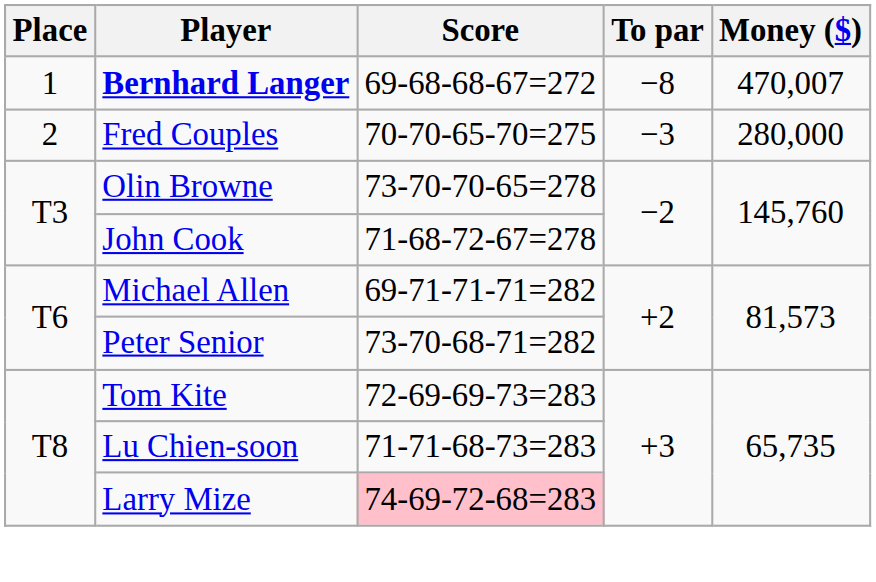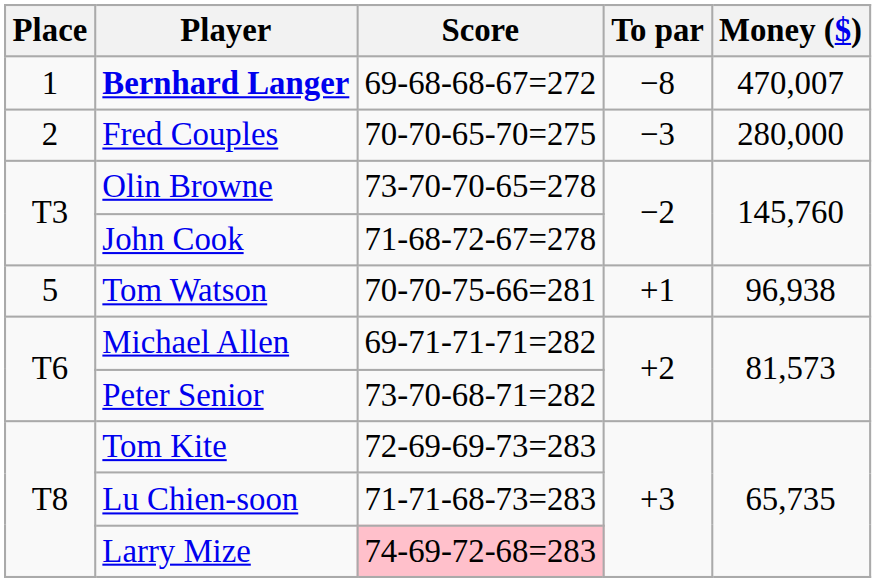+ row: (185, 290)
